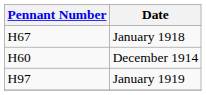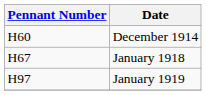rows swapped: (155, 57) <-> (149, 36)
